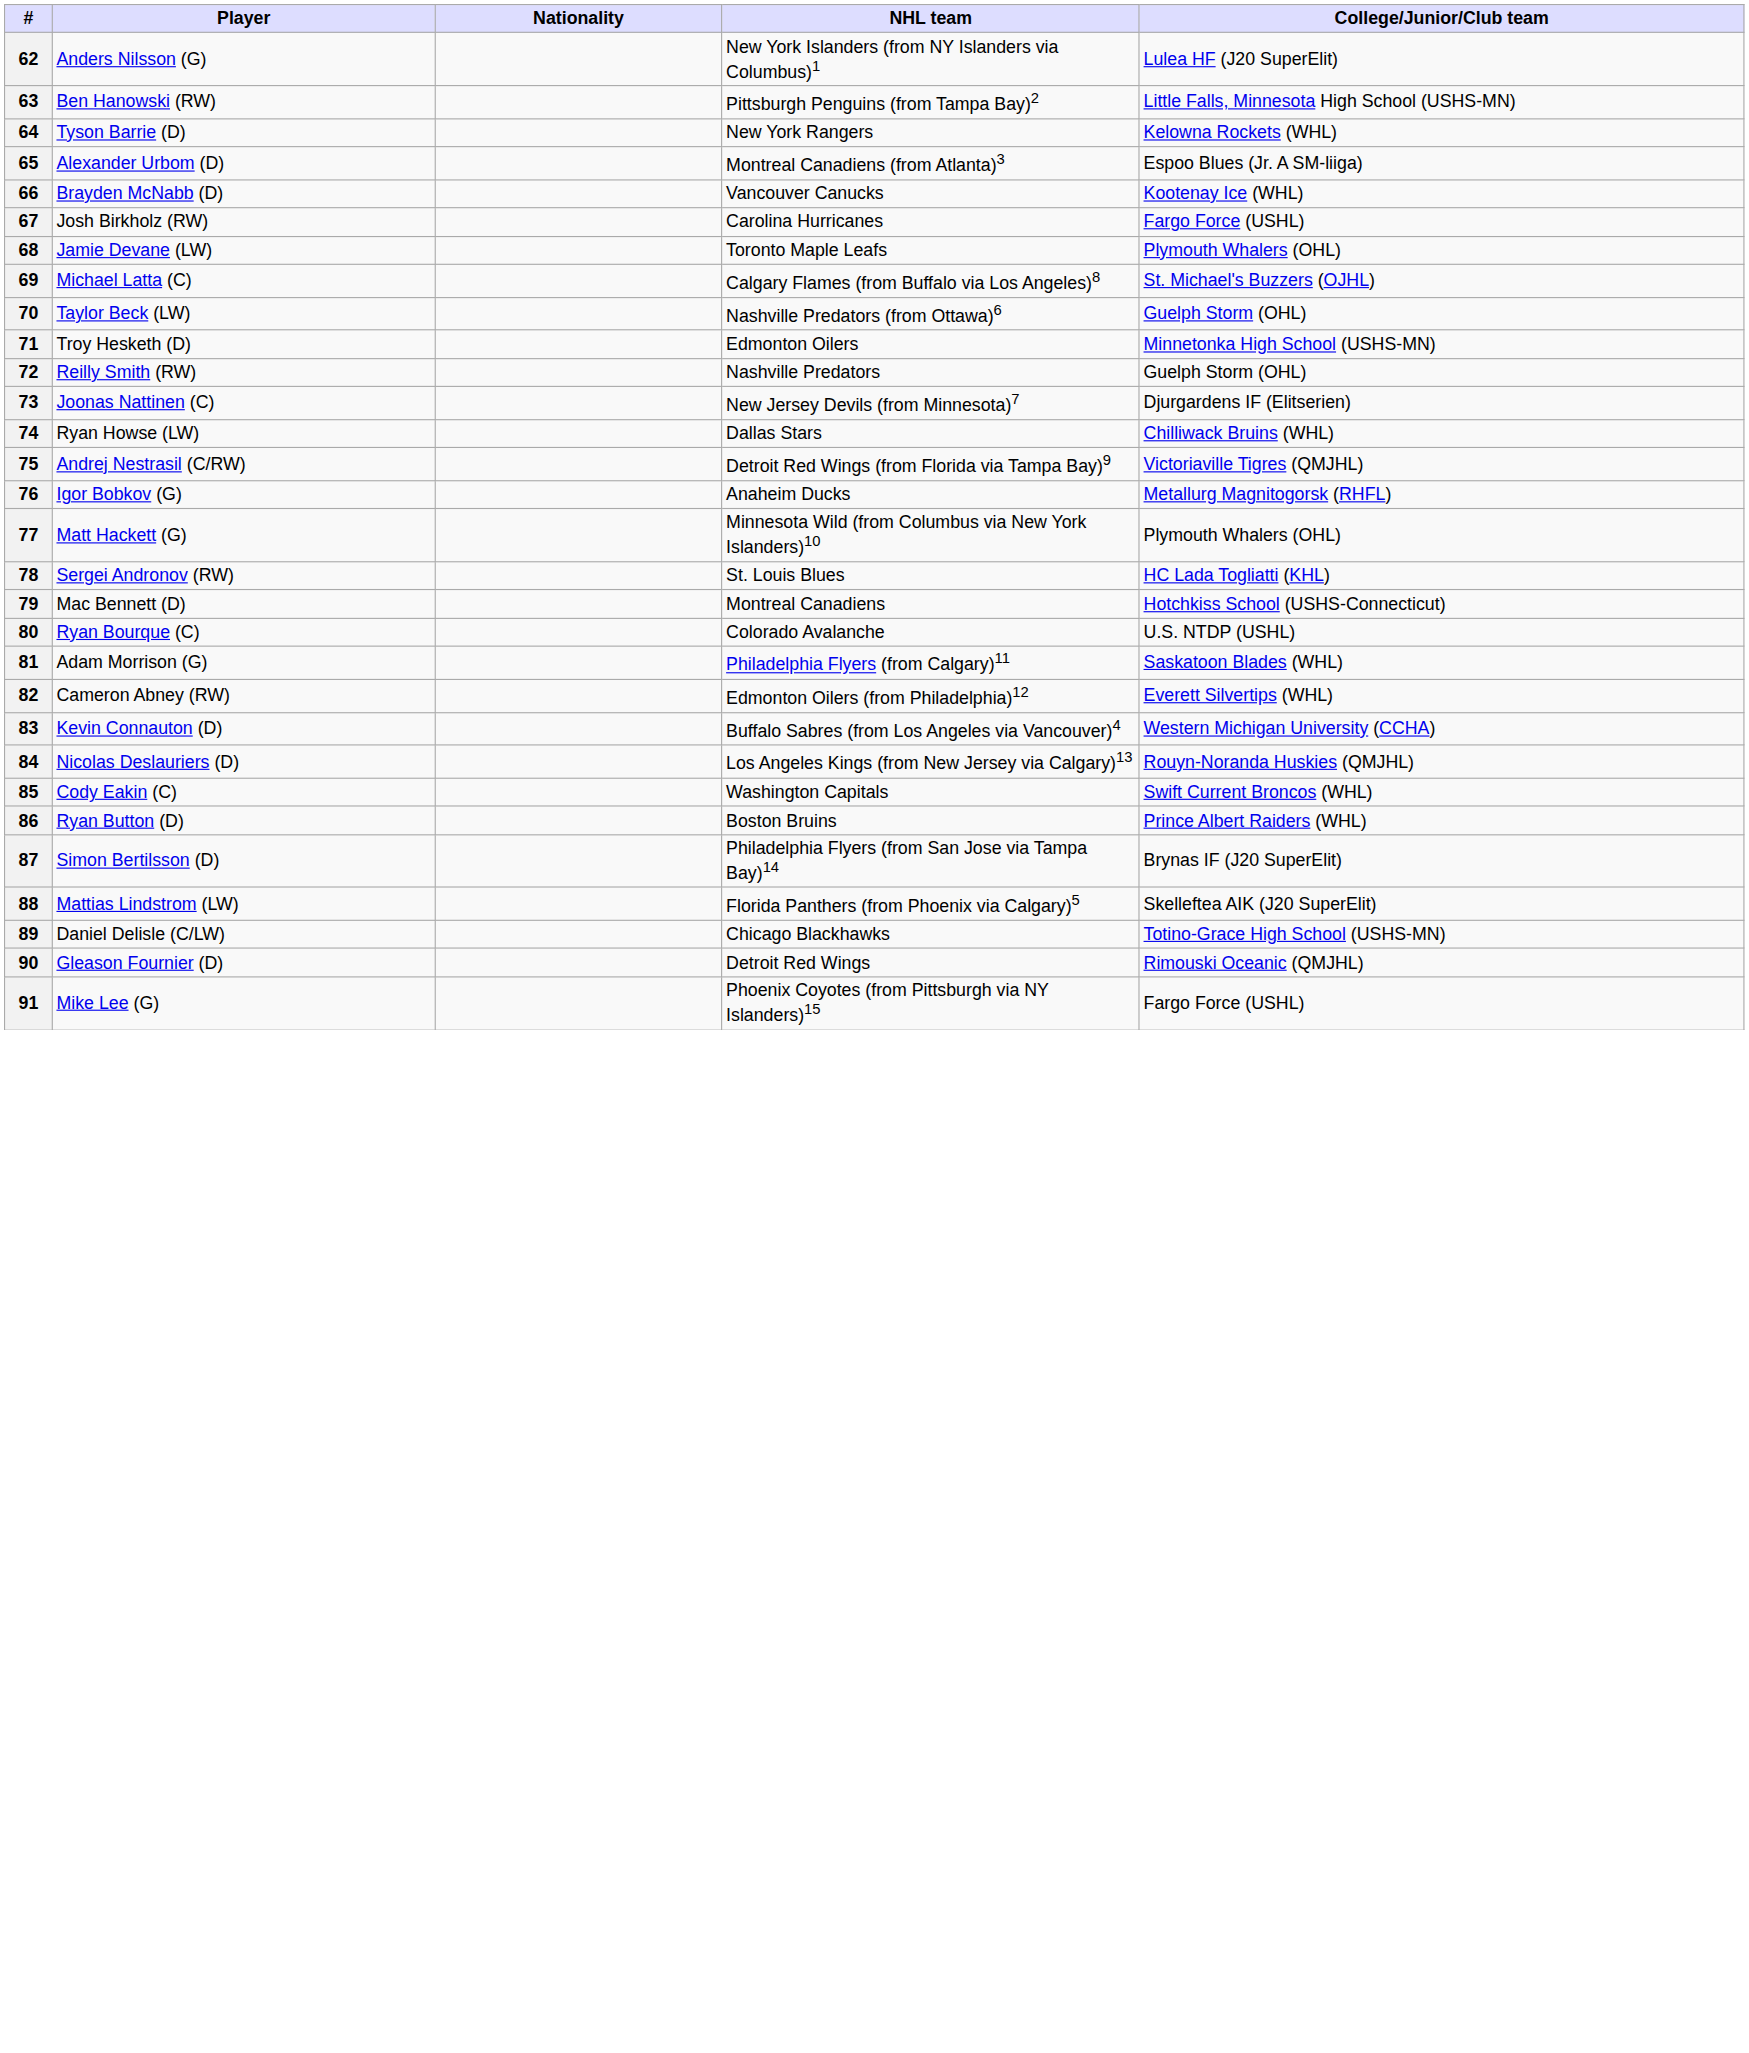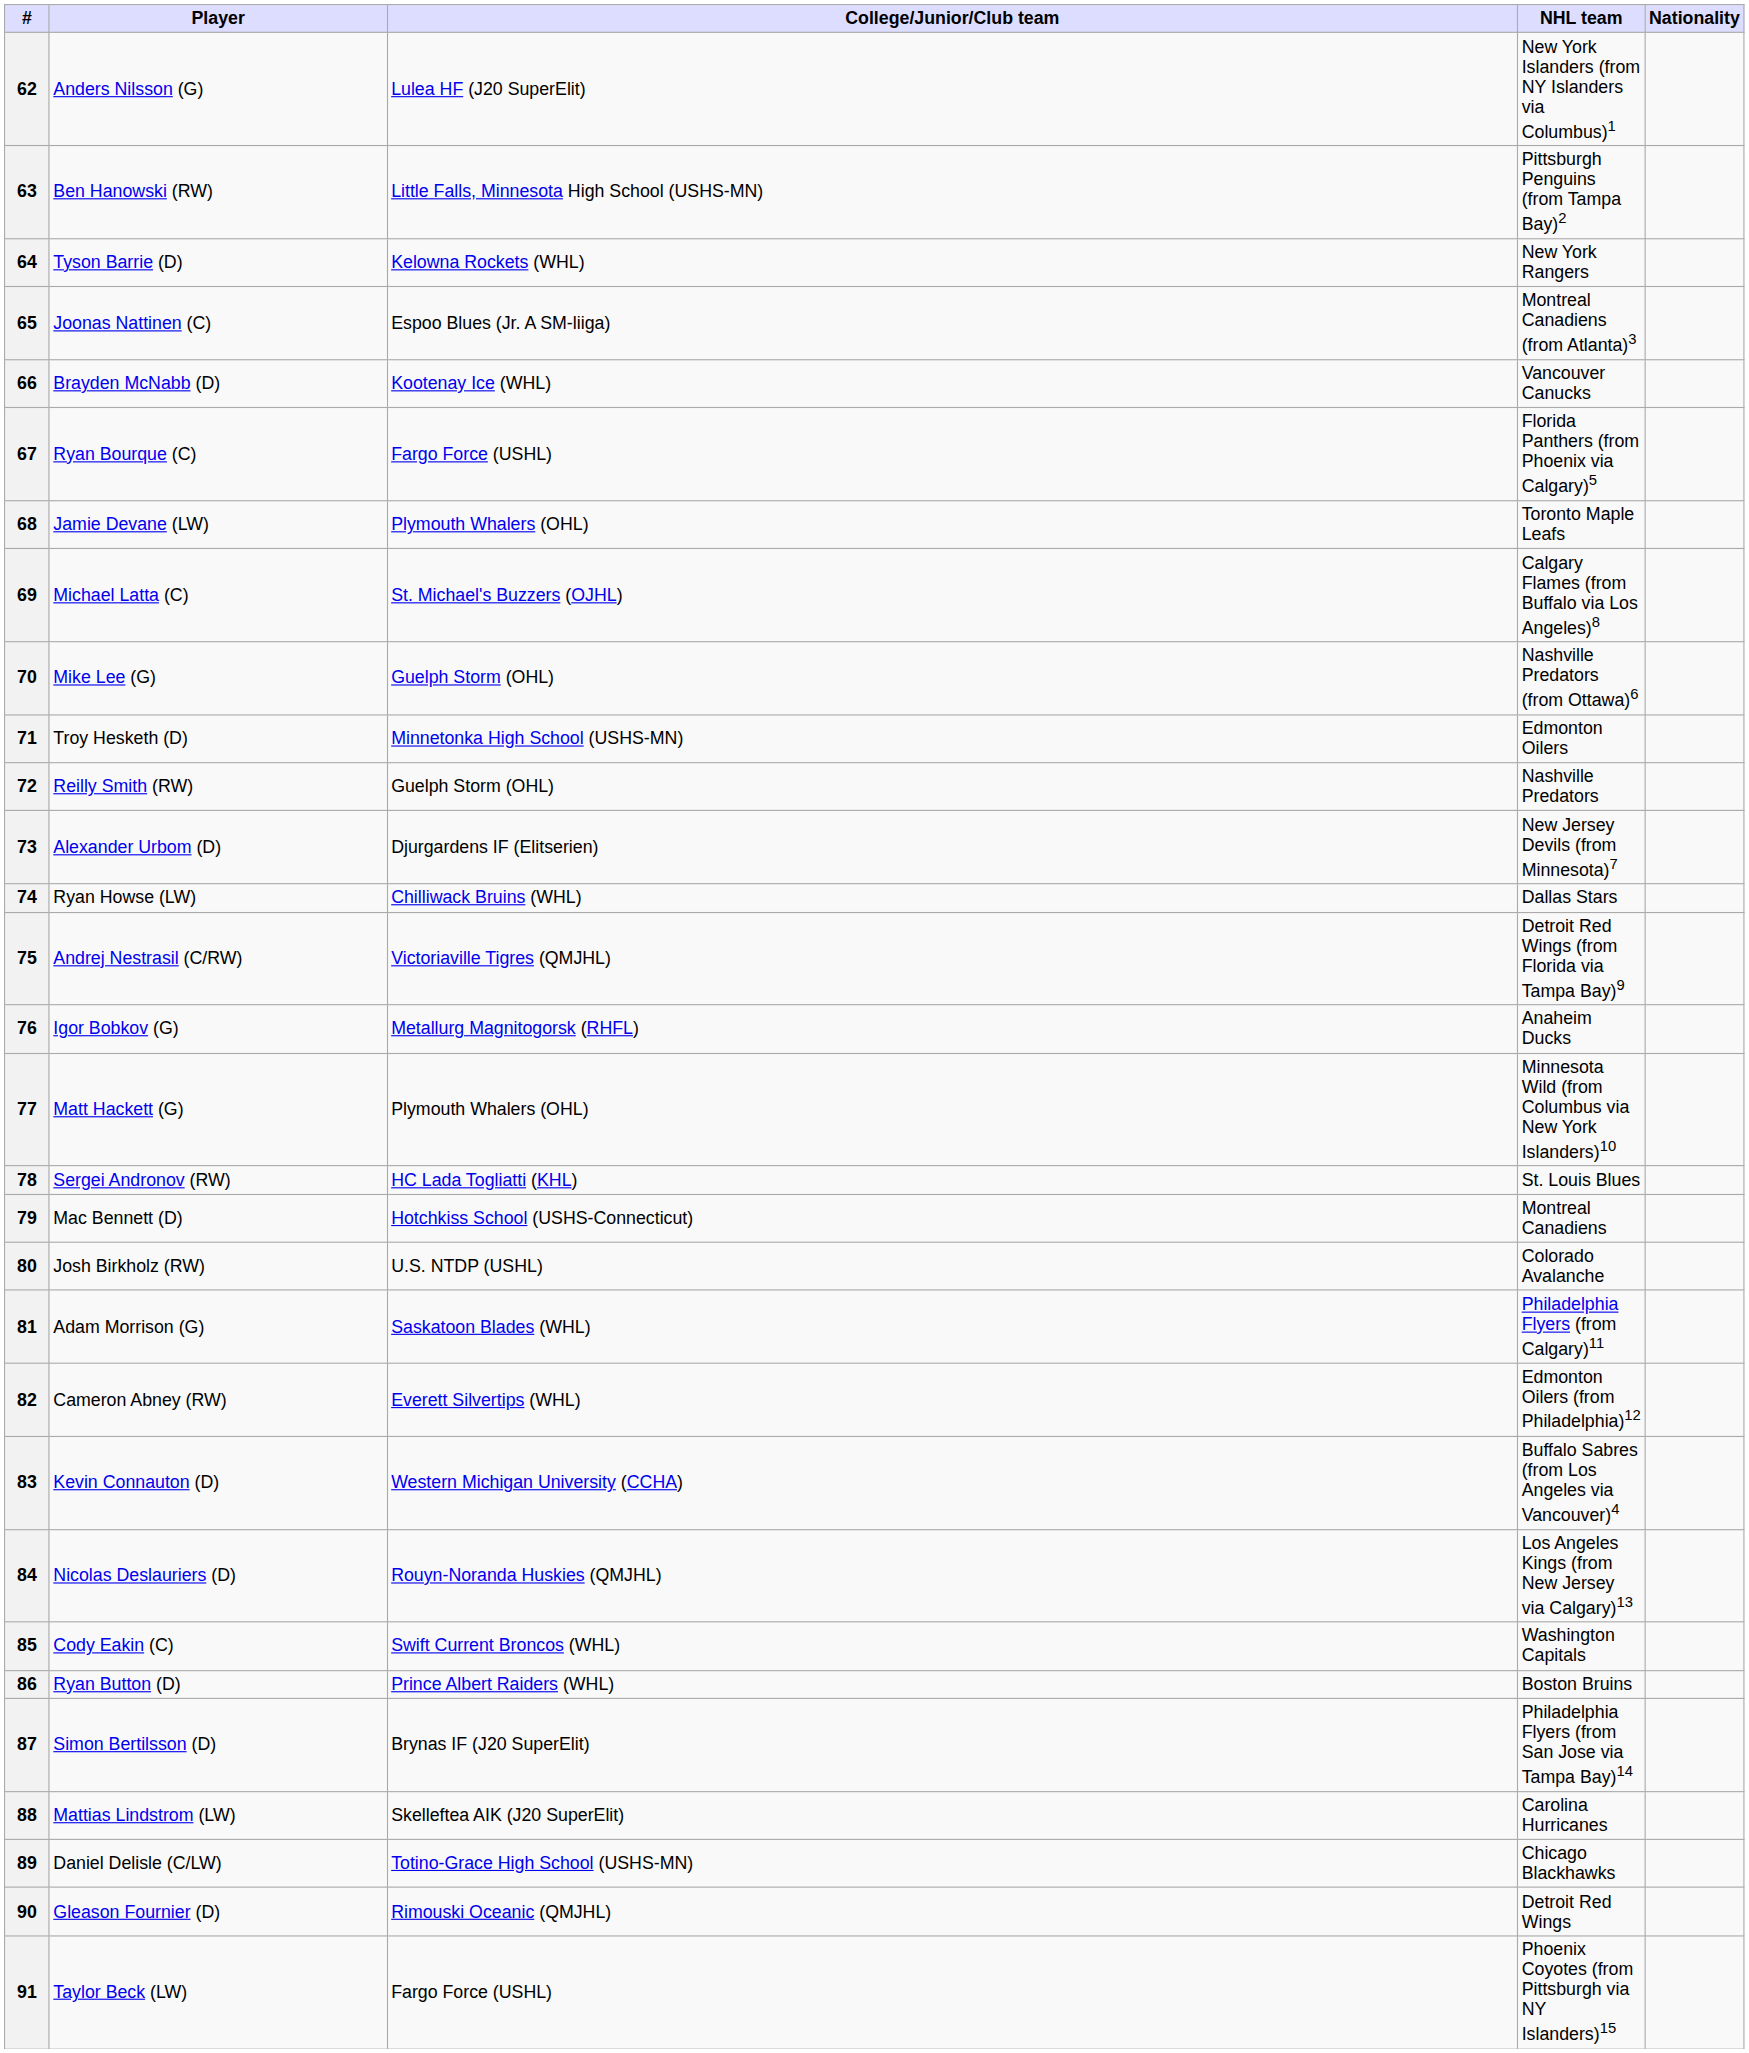columns swapped: (579, 18) <-> (1442, 18)
(140, 163) Alexander Urbom (D) -> (132, 323) Joonas Nattinen (C)
(132, 221) Josh Birkholz (RW) -> (125, 454) Ryan Bourque (C)
(805, 221) Carolina Hurricanes -> (1580, 454) Florida Panthers (from Phoenix via Calgary)5
(123, 313) Taylor Beck (LW) -> (105, 678) Mike Lee (G)
(135, 402) Joonas Nattinen (C) -> (137, 847) Alexander Urbom (D)
(128, 632) Ryan Bourque (C) -> (129, 1266) Josh Birkholz (RW)
(903, 903) Florida Panthers (from Phoenix via Calgary)5 -> (1565, 1815) Carolina Hurricanes
(108, 1003) Mike Lee (G) -> (120, 1992) Taylor Beck (LW)
